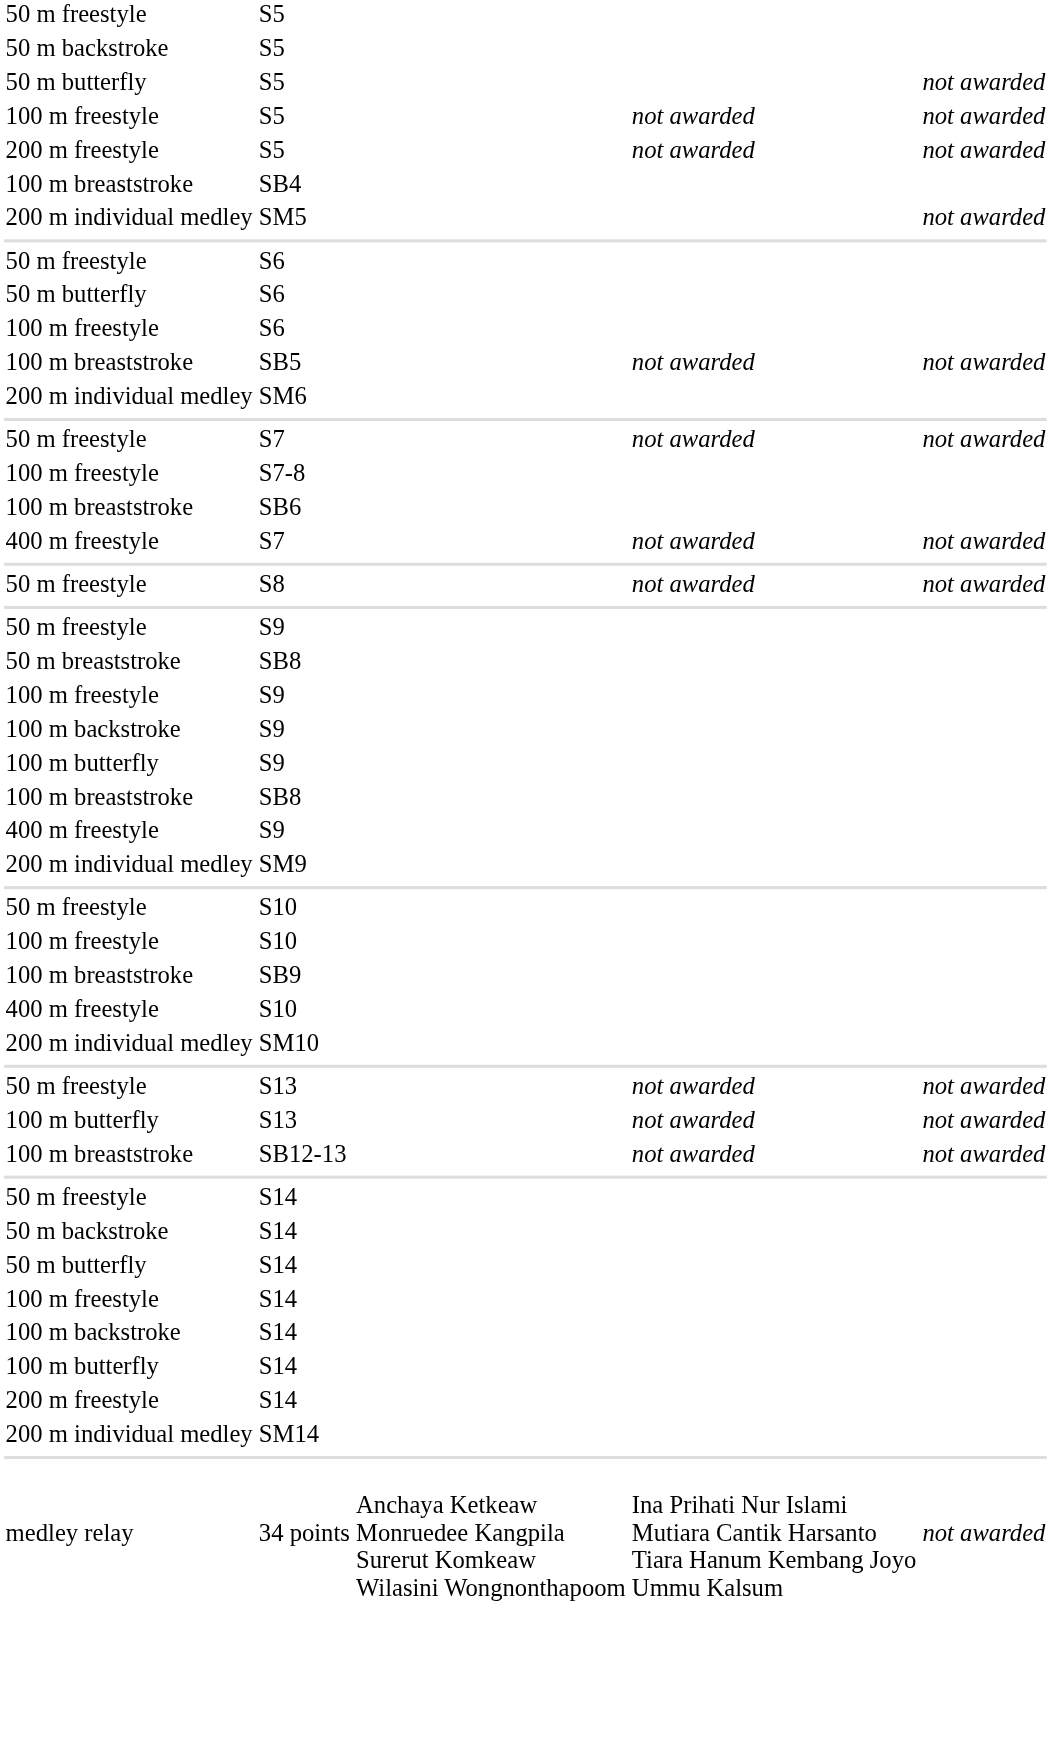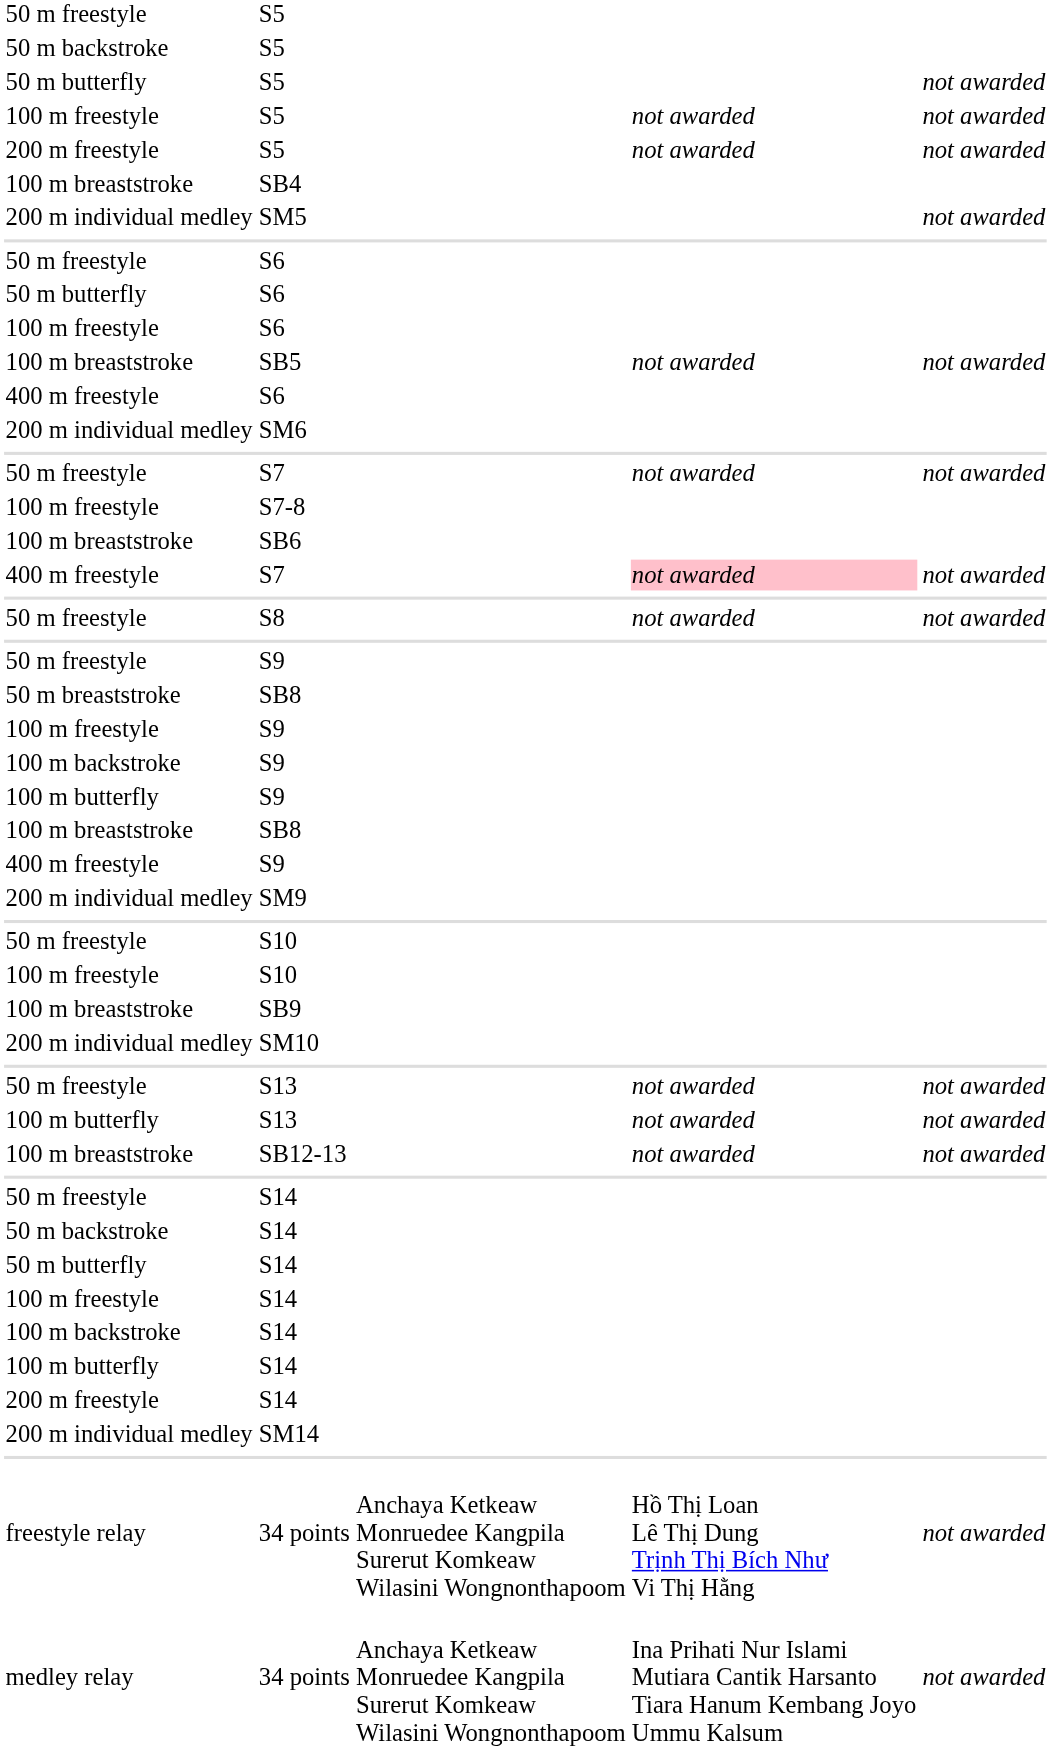+ row: (82, 396)
(693, 540) no background -> (693, 574) pink background
- row: (82, 1009)
+ row: (76, 1532)
